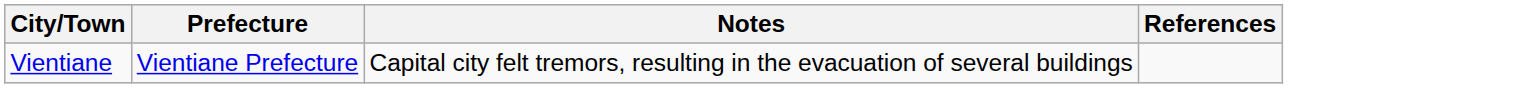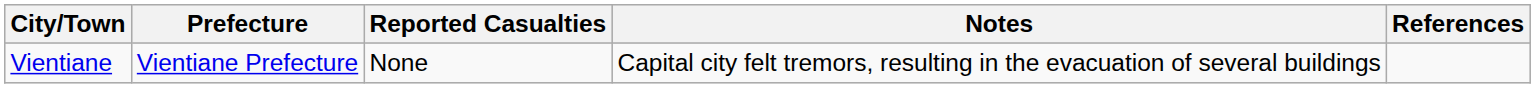+ column: (488, 23)
